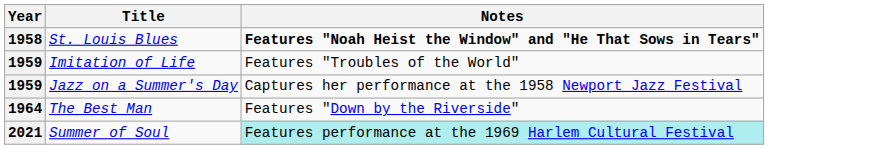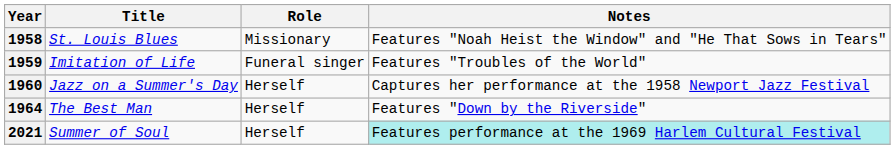+ column: (305, 16)
(502, 40) bold -> (629, 40) normal
(25, 86) 1959 -> (25, 86) 1960
